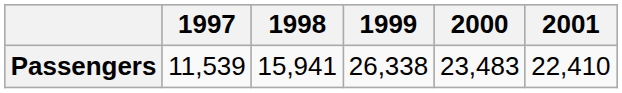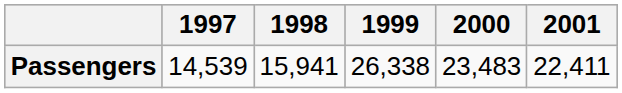(207, 66) 11,539 -> (208, 66) 14,539
(571, 66) 22,410 -> (572, 66) 22,411
